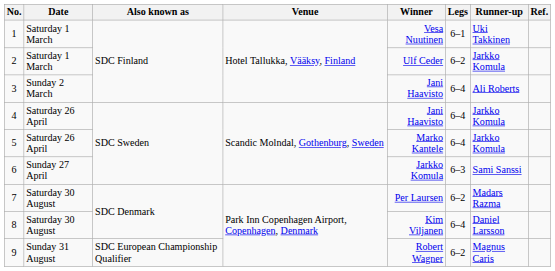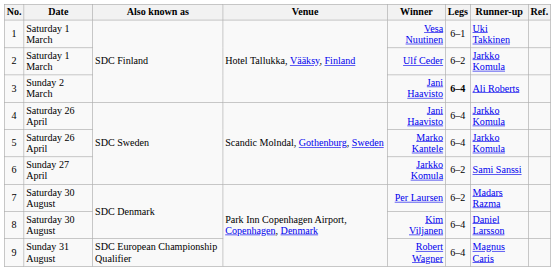(458, 88) normal -> (458, 88) bold
(458, 170) 6–3 -> (458, 170) 6–2
(458, 252) 6–2 -> (458, 252) 6–4
